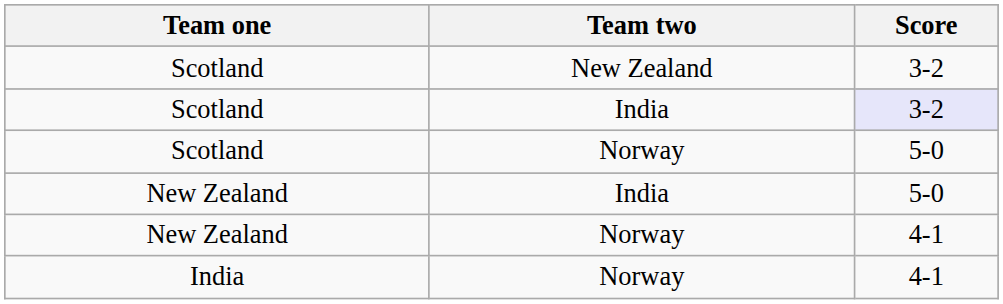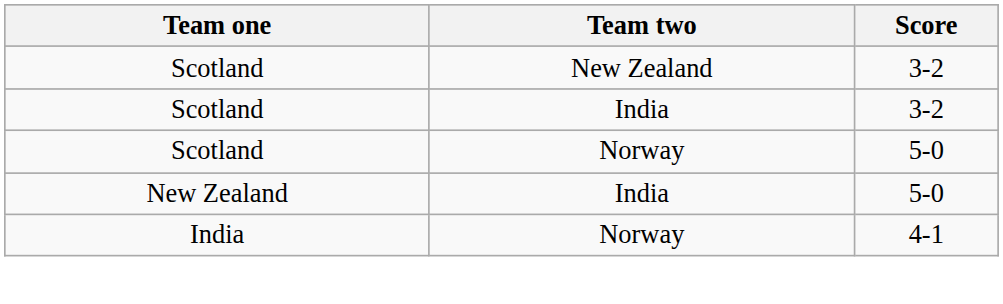(926, 109) lavender background -> (926, 109) no background
- row: (217, 234)
